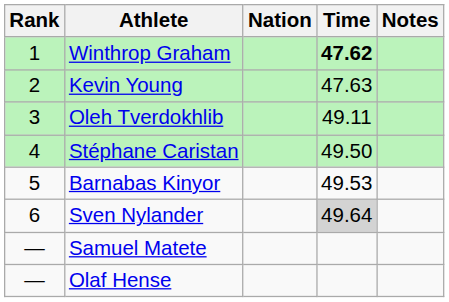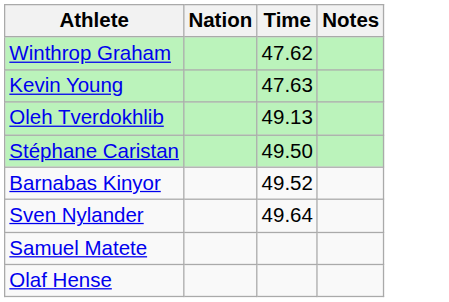- column: (34, 20)
(347, 53) bold -> (287, 53) normal
(347, 118) 49.11 -> (287, 118) 49.13
(347, 183) 49.53 -> (287, 183) 49.52
(347, 215) lightgrey background -> (287, 215) no background
